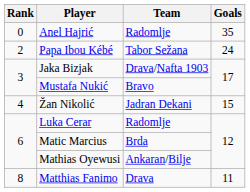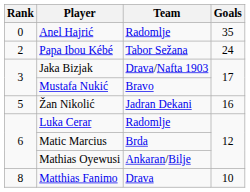(20, 104) 4 -> (20, 104) 5
(228, 104) 15 -> (228, 104) 16
(228, 178) 11 -> (228, 178) 10
